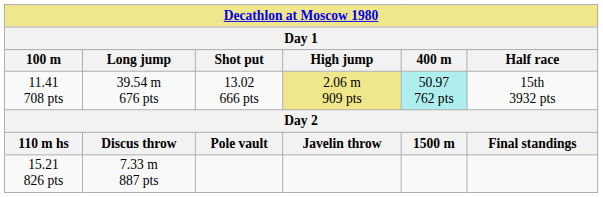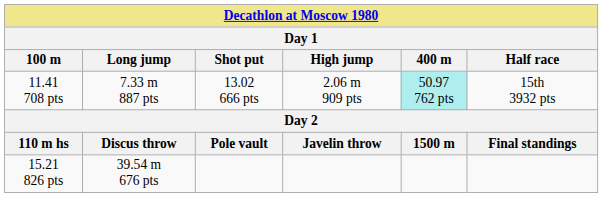(139, 91) 39.54 m 676 pts -> (139, 91) 7.33 m 887 pts
(342, 91) khaki background -> (342, 91) no background
(139, 173) 7.33 m 887 pts -> (139, 173) 39.54 m 676 pts
